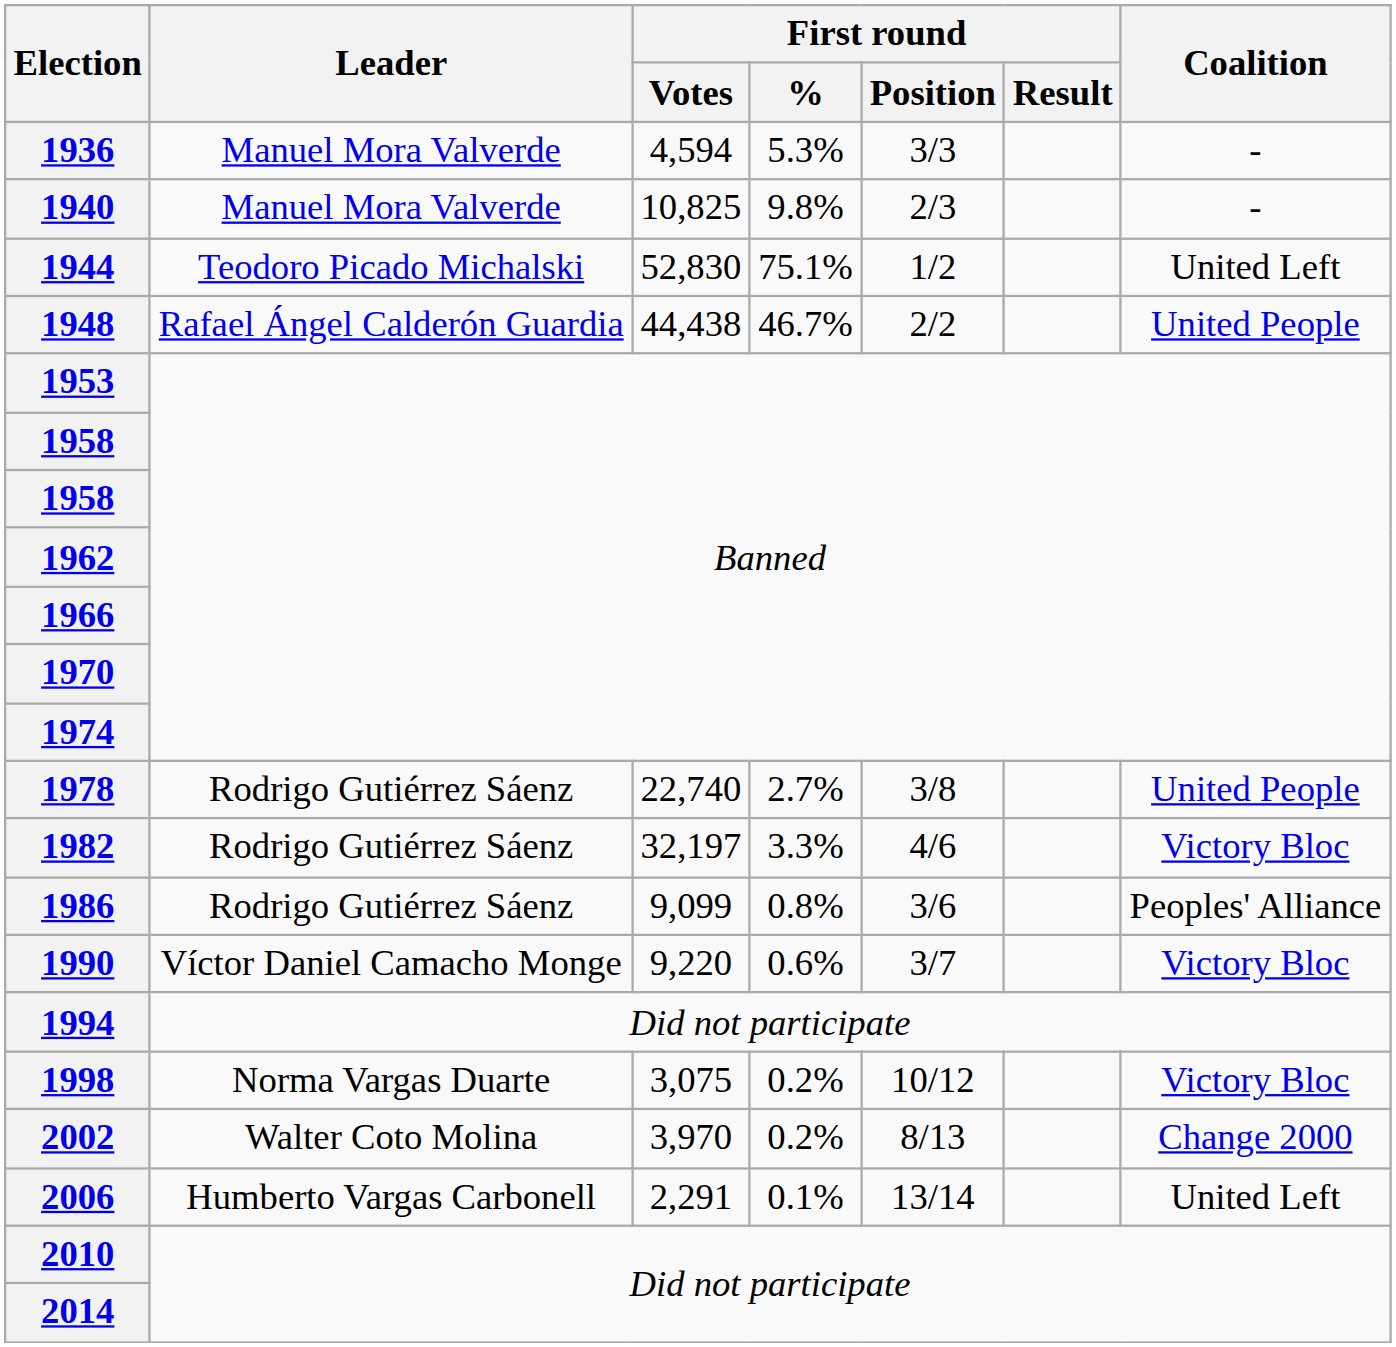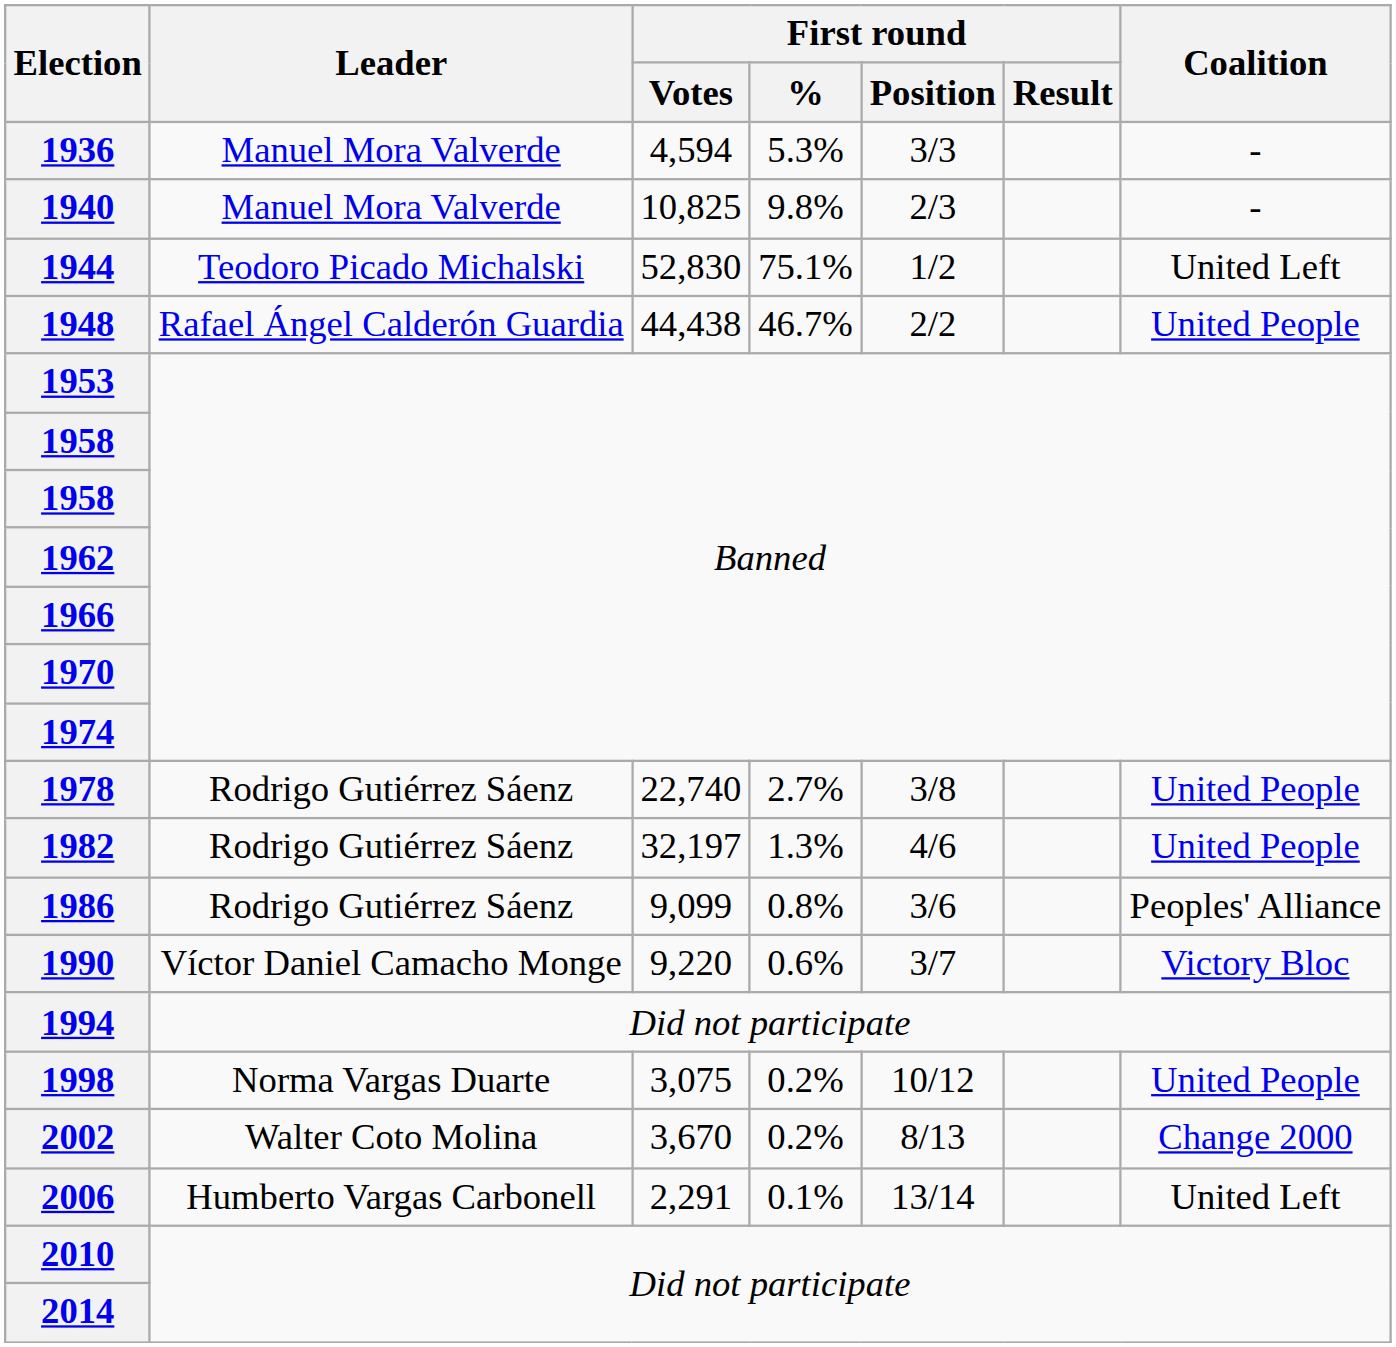(806, 847) 3.3% -> (806, 847) 1.3%
(1255, 847) Victory Bloc -> (1255, 847) United People
(1255, 1079) Victory Bloc -> (1255, 1079) United People
(691, 1137) 3,970 -> (691, 1137) 3,670
